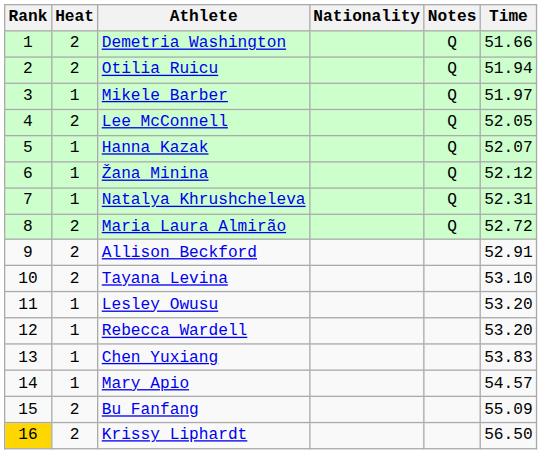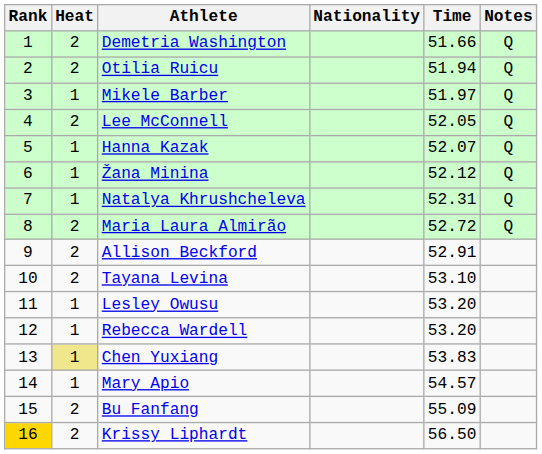columns swapped: (508, 18) <-> (452, 18)
(75, 358) no background -> (75, 358) khaki background
